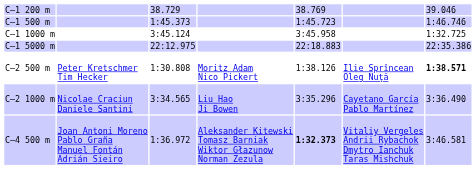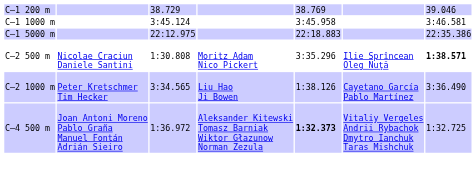- row: (27, 22)
(446, 34) 1:32.725 -> (446, 22) 3:46.581
(98, 73) Peter Kretschmer Tim Hecker -> (95, 61) Nicolae Craciun Daniele Santini
(316, 68) 1:38.126 -> (316, 56) 3:35.296
(95, 104) Nicolae Craciun Daniele Santini -> (98, 92) Peter Kretschmer Tim Hecker
(316, 99) 3:35.296 -> (316, 87) 1:38.126
(446, 140) 3:46.581 -> (446, 128) 1:32.725
